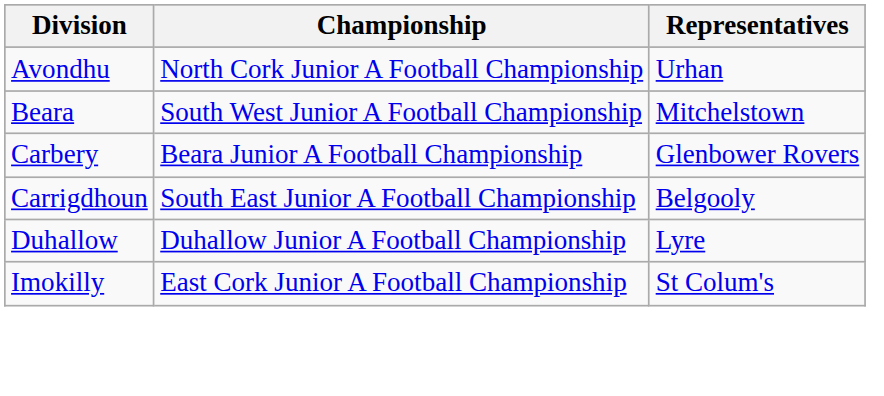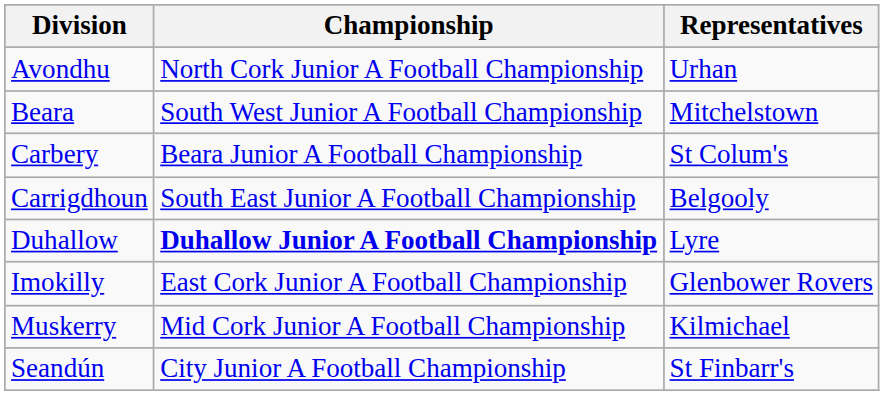(757, 154) Glenbower Rovers -> (729, 154) St Colum's
(393, 240) normal -> (409, 240) bold
(715, 283) St Colum's -> (771, 283) Glenbower Rovers
+ row: (64, 326)
+ row: (58, 369)
